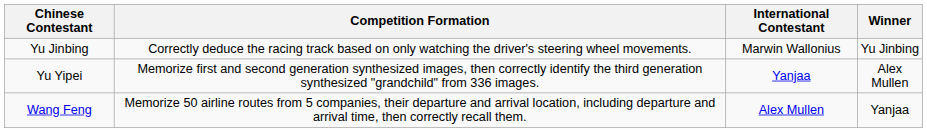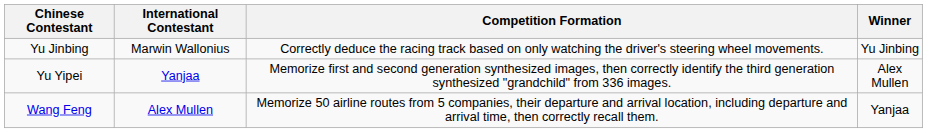columns swapped: (791, 21) <-> (420, 21)
